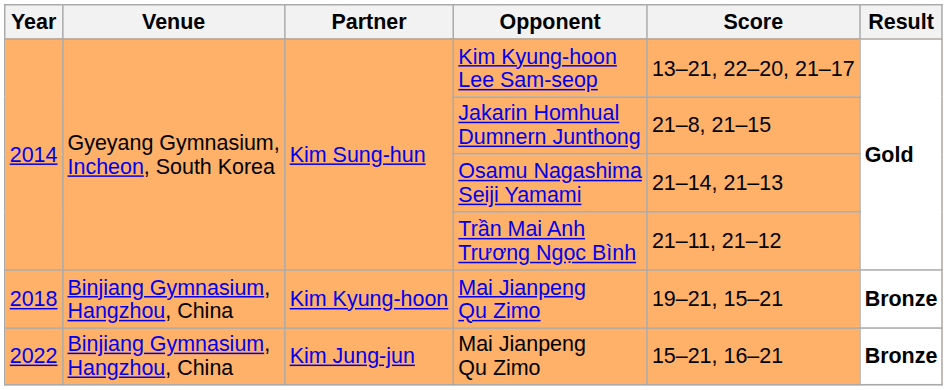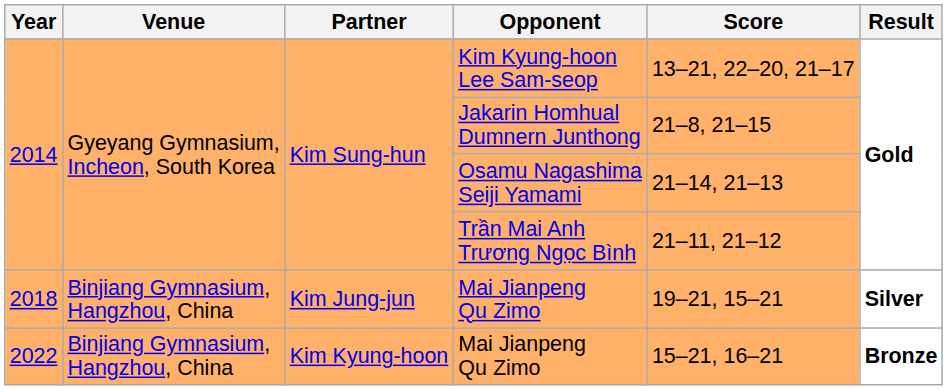(369, 299) Kim Kyung-hoon -> (352, 299) Kim Jung-jun
(901, 299) Bronze -> (894, 299) Silver
(352, 357) Kim Jung-jun -> (369, 357) Kim Kyung-hoon
